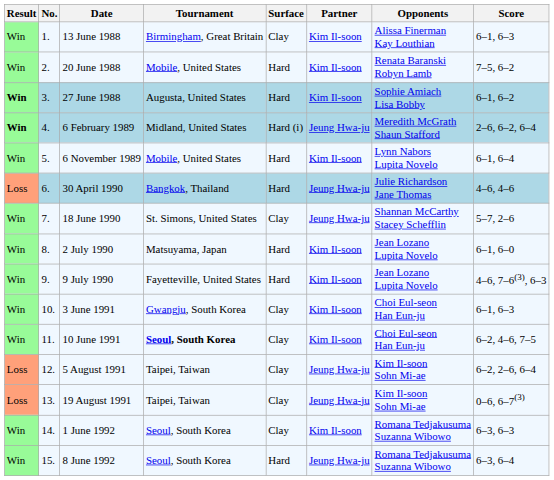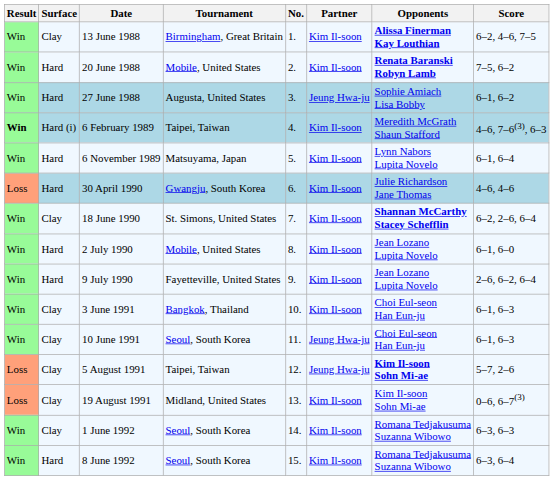columns swapped: (49, 12) <-> (286, 12)
(410, 36) normal -> (413, 36) bold
(495, 36) 6–1, 6–3 -> (506, 36) 6–2, 4–6, 7–5
(410, 66) normal -> (414, 66) bold
(17, 97) bold -> (16, 97) normal
(335, 97) Kim Il-soon -> (339, 97) Jeung Hwa-ju
(196, 127) Midland, United States -> (198, 127) Taipei, Taiwan
(339, 127) Jeung Hwa-ju -> (335, 127) Kim Il-soon
(506, 127) 2–6, 6–2, 6–4 -> (511, 127) 4–6, 7–6(3), 6–3
(193, 157) Mobile, United States -> (206, 157) Matsuyama, Japan
(187, 187) Bangkok, Thailand -> (215, 187) Gwangju, South Korea
(339, 187) Jeung Hwa-ju -> (335, 187) Kim Il-soon
(339, 218) Jeung Hwa-ju -> (335, 218) Kim Il-soon
(417, 218) normal -> (421, 218) bold
(495, 218) 5–7, 2–6 -> (506, 218) 6–2, 2–6, 6–4
(186, 248) Matsuyama, Japan -> (213, 248) Mobile, United States
(511, 278) 4–6, 7–6(3), 6–3 -> (506, 278) 2–6, 6–2, 6–4
(196, 308) Gwangju, South Korea -> (207, 308) Bangkok, Thailand
(191, 339) bold -> (208, 339) normal
(335, 339) Kim Il-soon -> (339, 339) Jeung Hwa-ju
(506, 339) 6–2, 4–6, 7–5 -> (495, 339) 6–1, 6–3
(401, 369) normal -> (402, 369) bold
(506, 369) 6–2, 2–6, 6–4 -> (495, 369) 5–7, 2–6
(178, 399) Taipei, Taiwan -> (216, 399) Midland, United States
(339, 399) Jeung Hwa-ju -> (335, 399) Kim Il-soon
(339, 460) Jeung Hwa-ju -> (335, 460) Kim Il-soon
